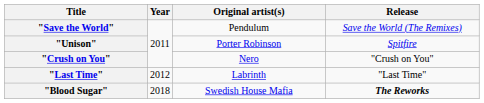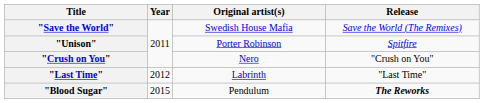(249, 28) Pendulum -> (249, 28) Swedish House Mafia
(160, 91) 2018 -> (160, 91) 2015
(249, 91) Swedish House Mafia -> (249, 91) Pendulum
